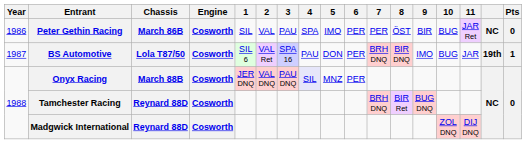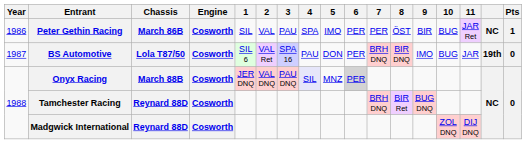(513, 31) 0 -> (513, 31) 1
(513, 55) 1 -> (513, 55) 0
(356, 79) no background -> (356, 79) lightgrey background
